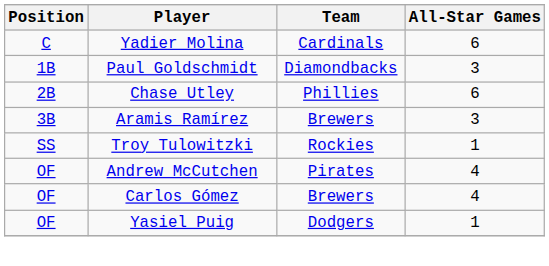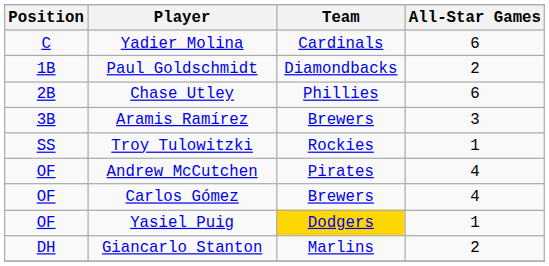(475, 69) 3 -> (475, 69) 2
(341, 223) no background -> (341, 223) gold background
+ row: (182, 248)
